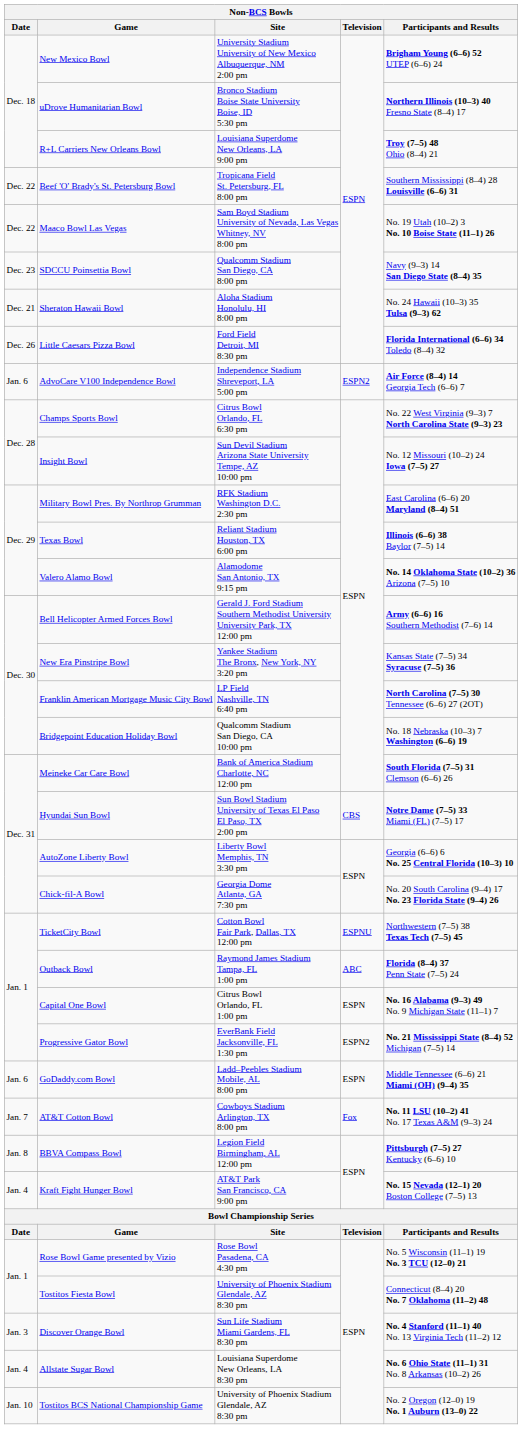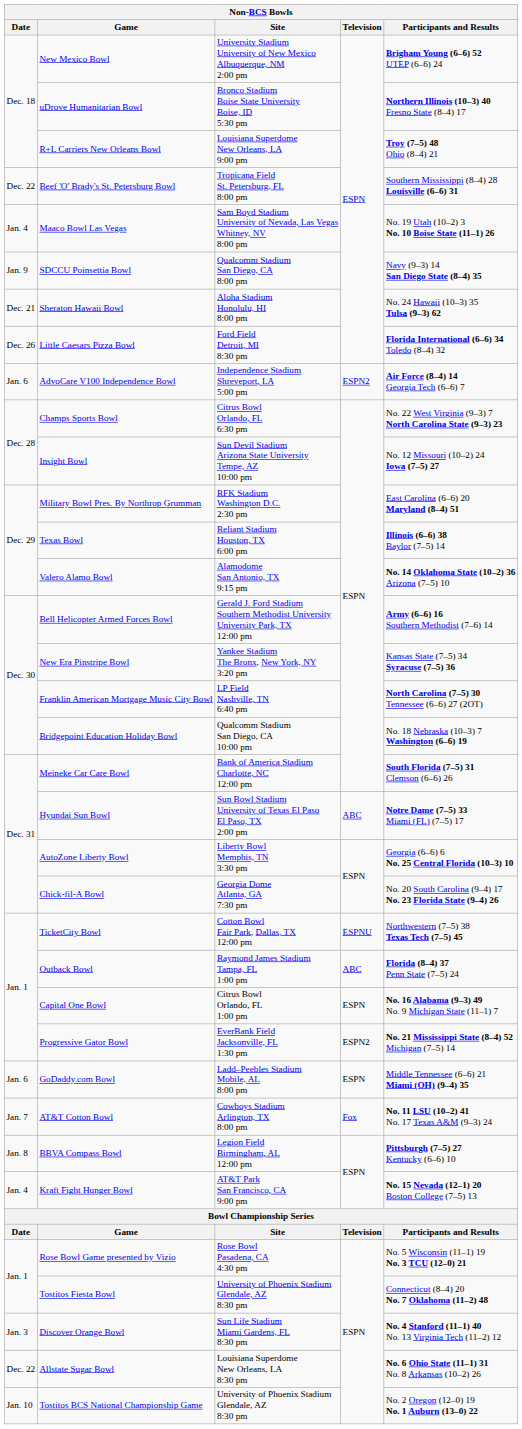(21, 228) Dec. 22 -> (17, 228) Jan. 4
(21, 271) Dec. 23 -> (17, 271) Jan. 9
(351, 815) CBS -> (352, 815) ABC
(17, 1369) Jan. 4 -> (21, 1369) Dec. 22
